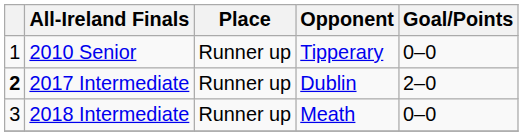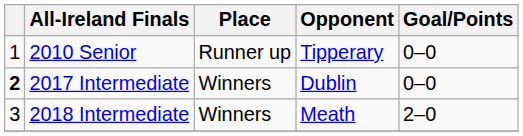(245, 83) Runner up -> (235, 83) Winners
(420, 83) 2–0 -> (420, 83) 0–0
(245, 114) Runner up -> (235, 114) Winners
(420, 114) 0–0 -> (420, 114) 2–0
